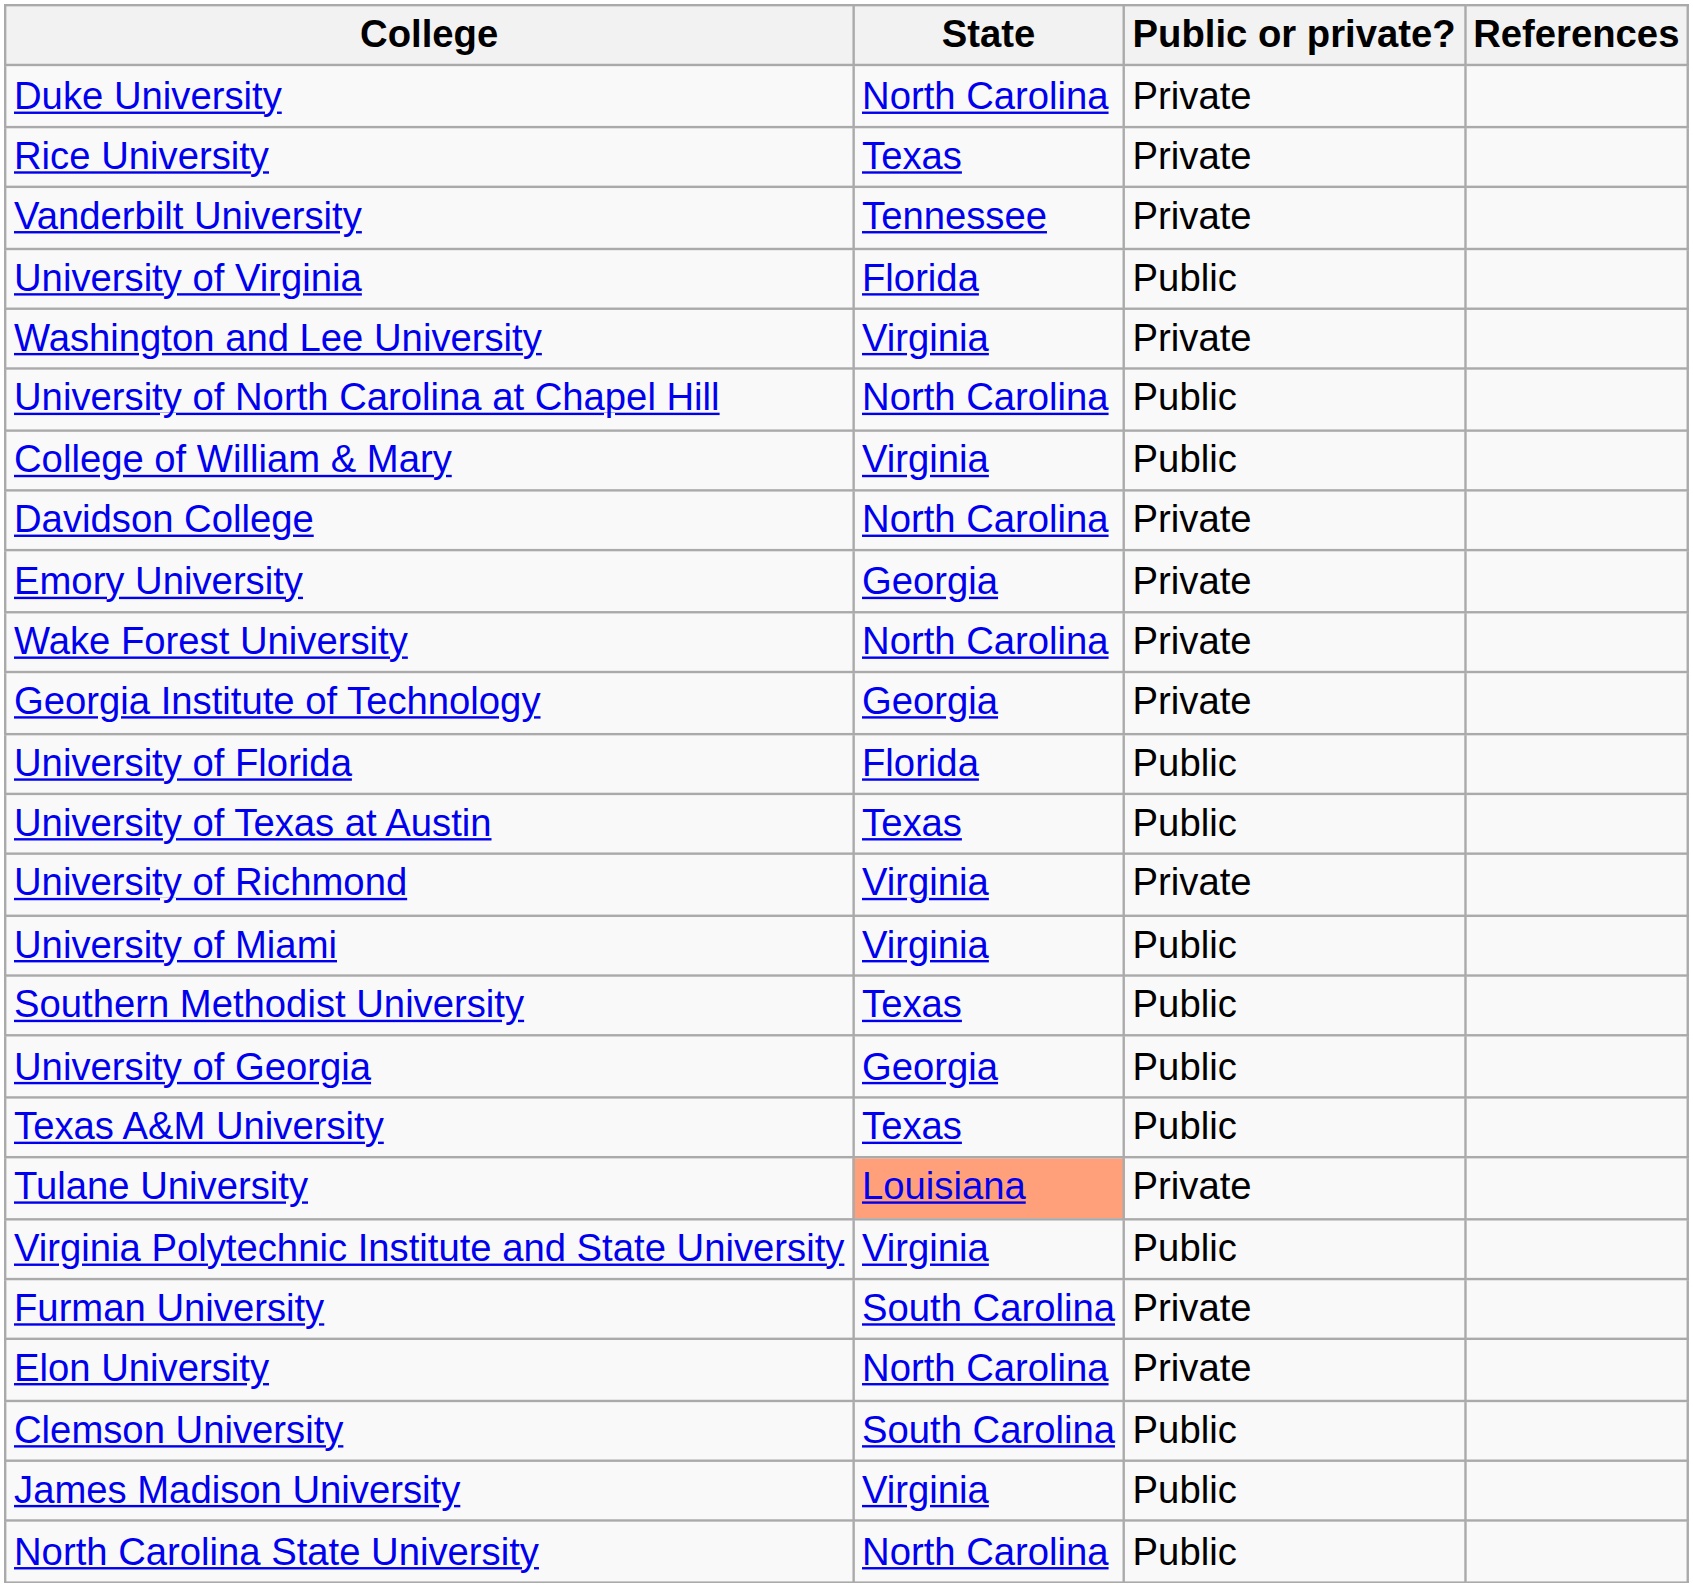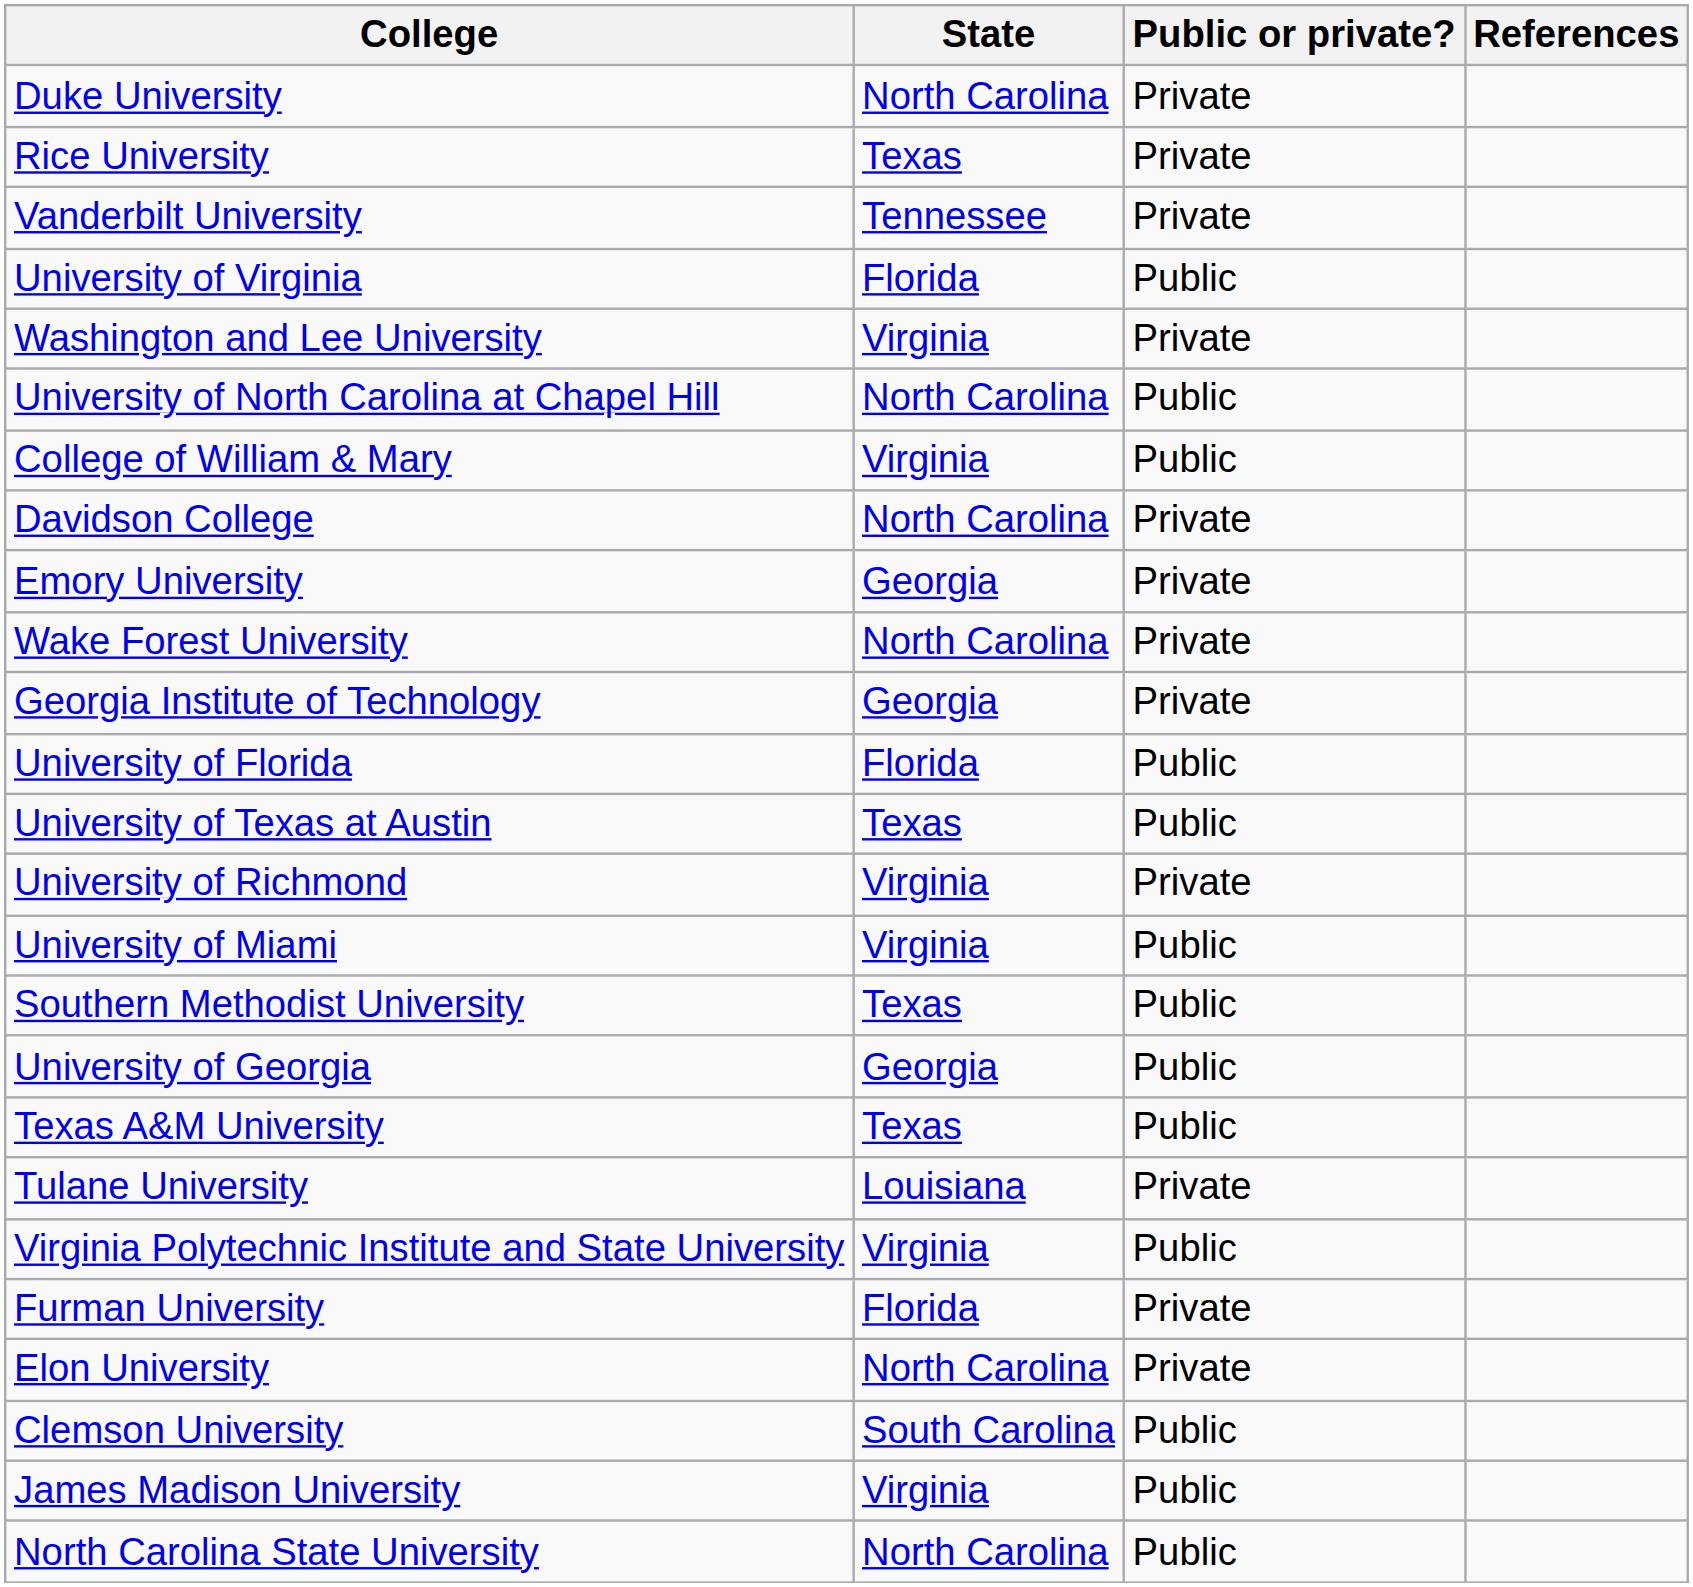(944, 1187) lightsalmon background -> (944, 1187) no background
(988, 1308) South Carolina -> (920, 1308) Florida
